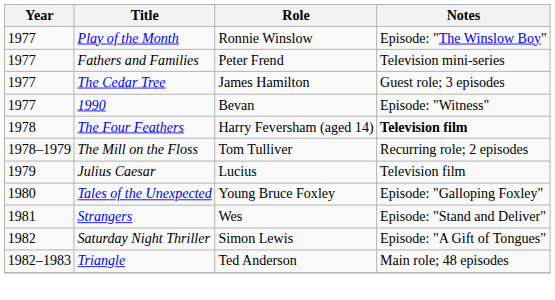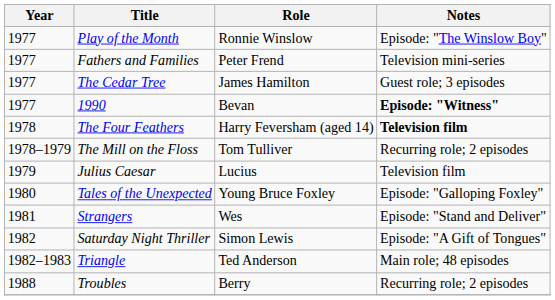(435, 104) normal -> (440, 104) bold
+ row: (102, 283)
